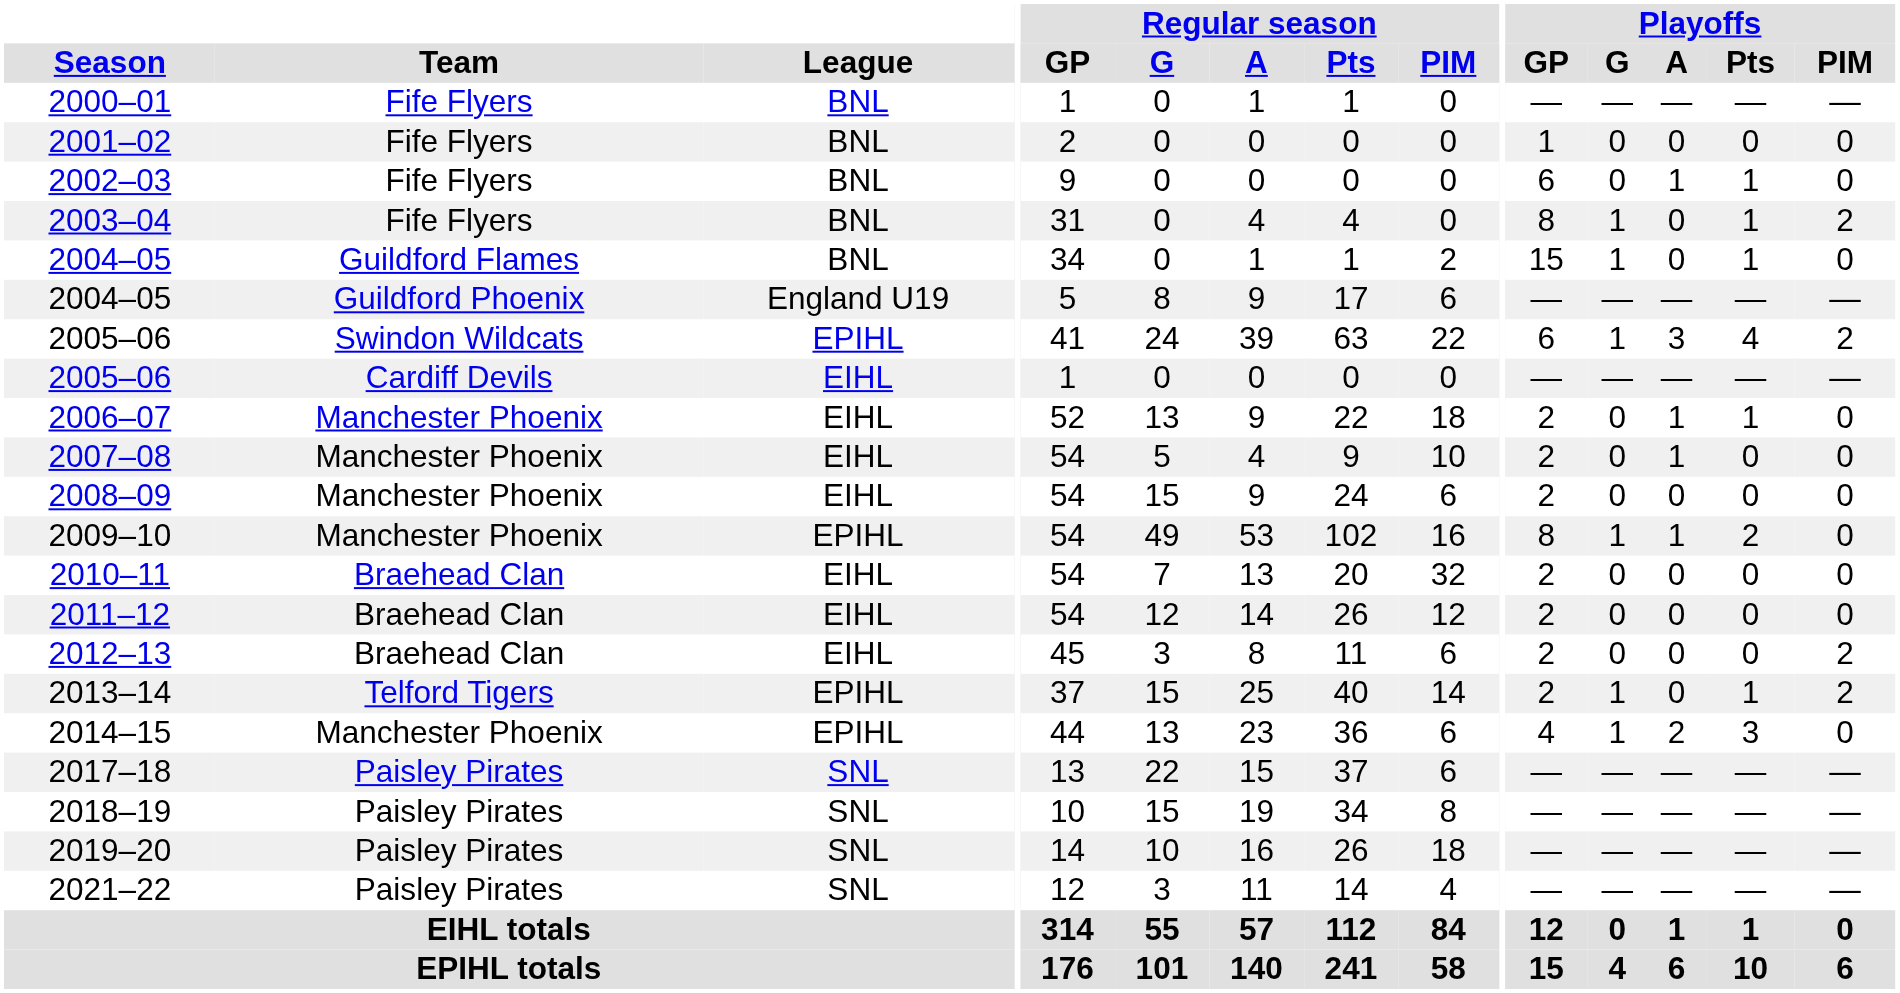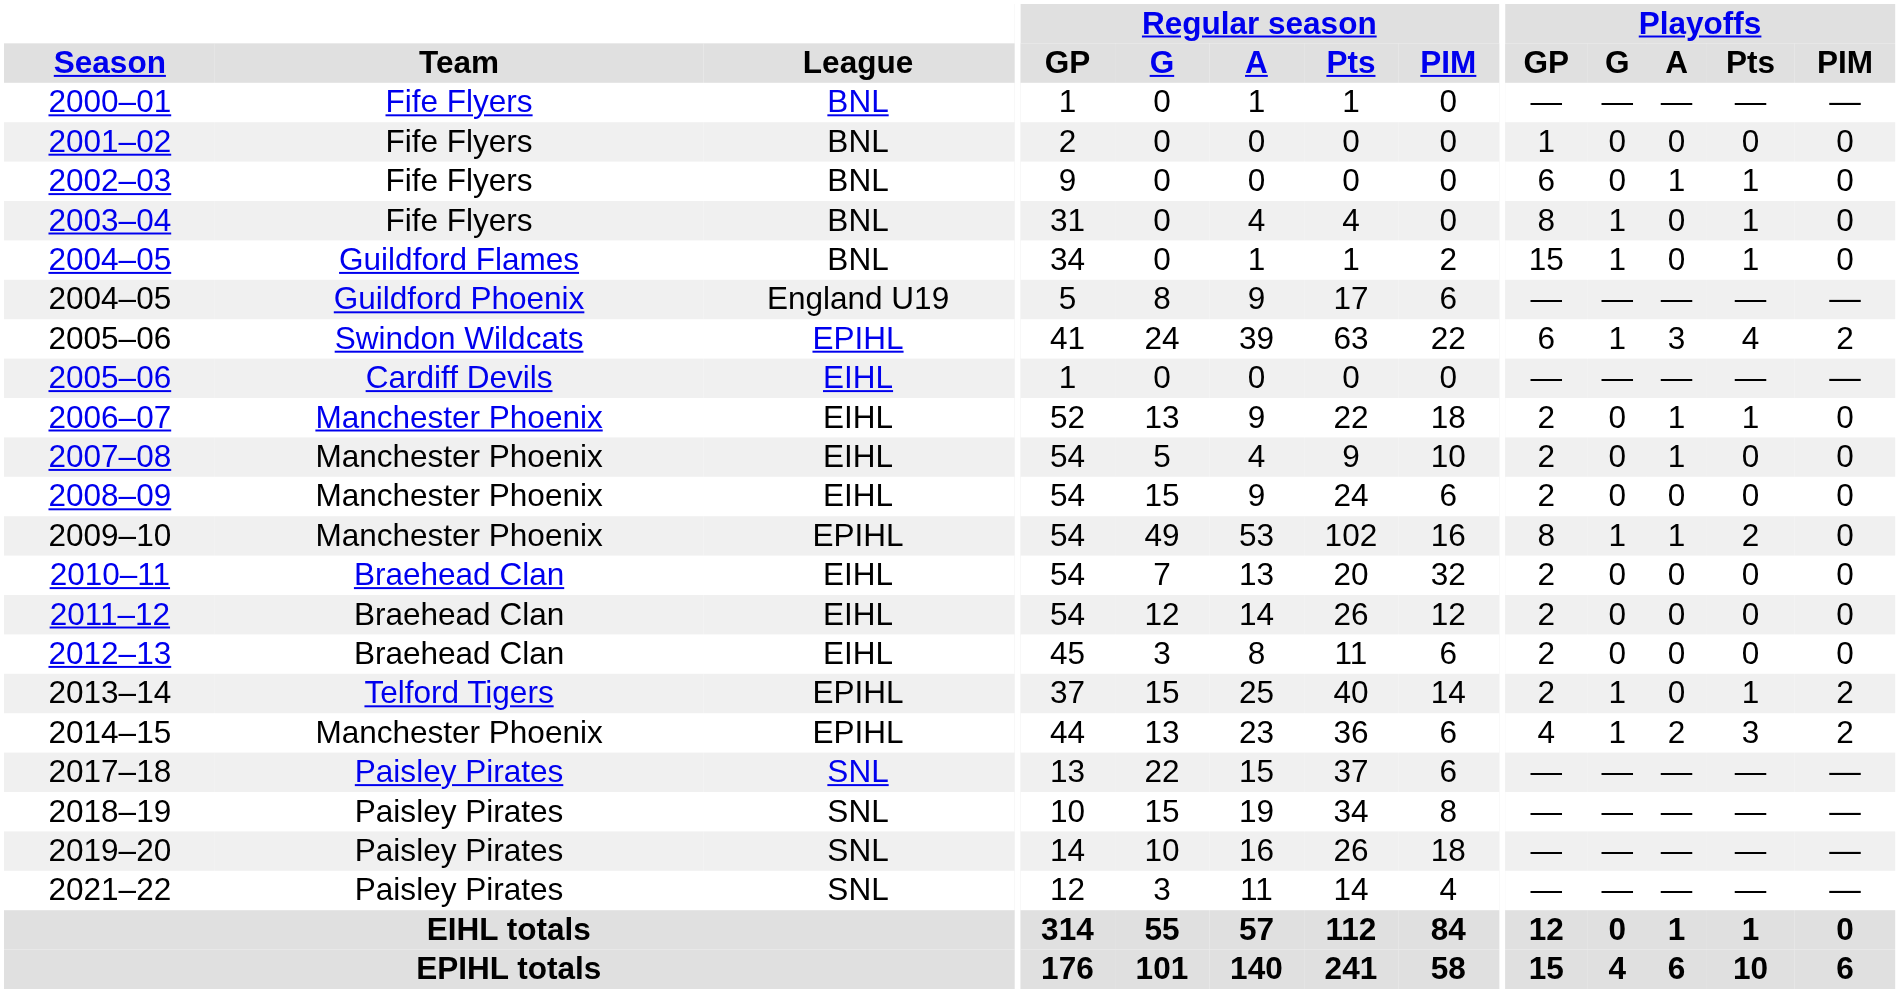(1845, 220) 2 -> (1845, 220) 0
(1845, 653) 2 -> (1845, 653) 0
(1845, 732) 0 -> (1845, 732) 2
